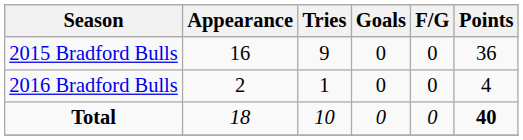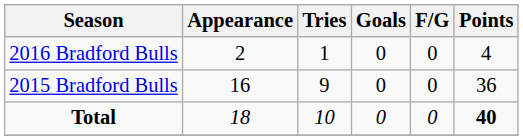rows swapped: (94, 53) <-> (94, 85)
